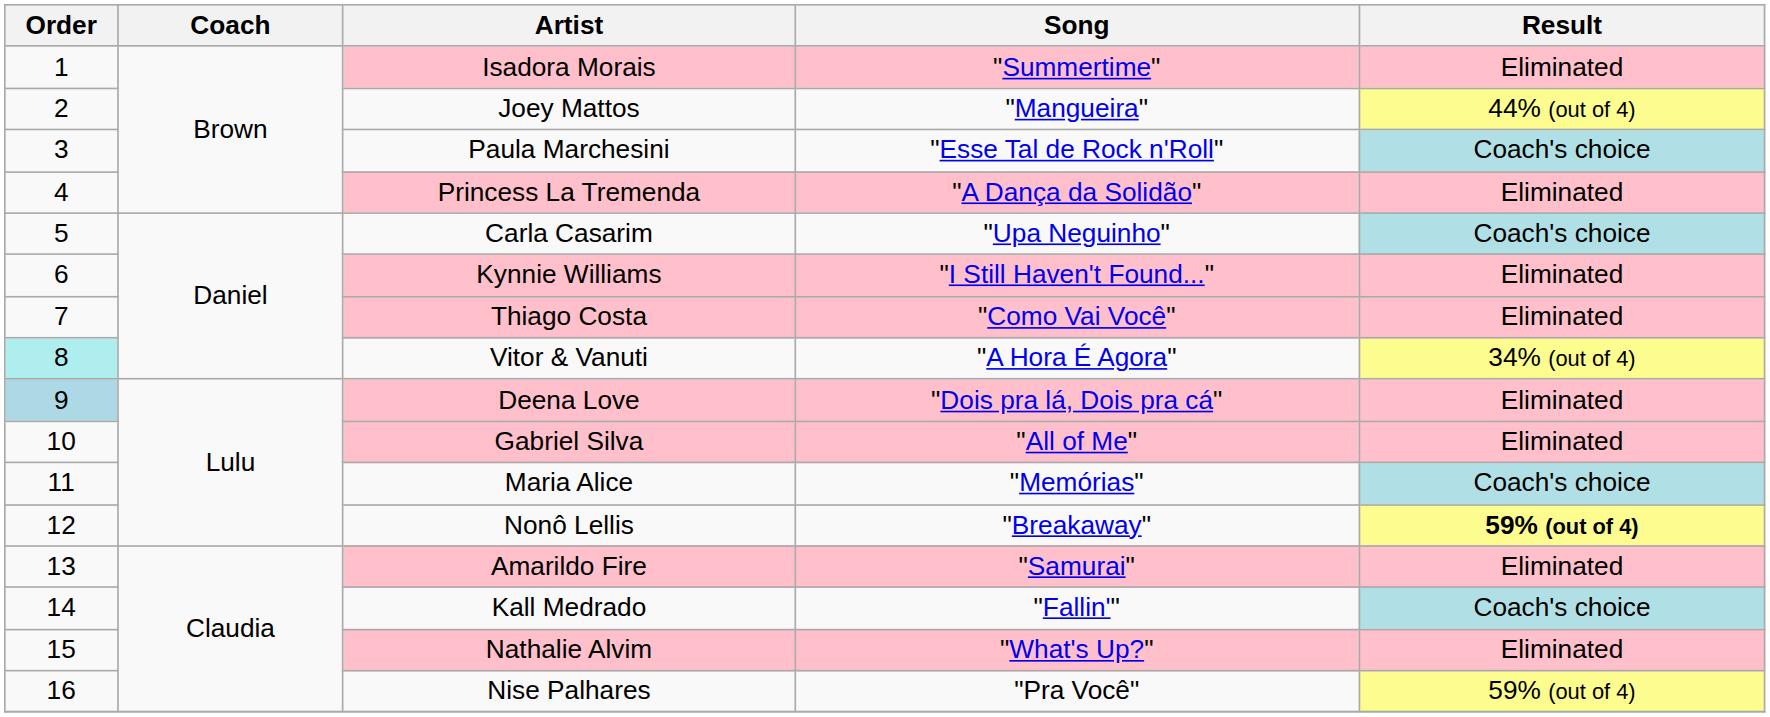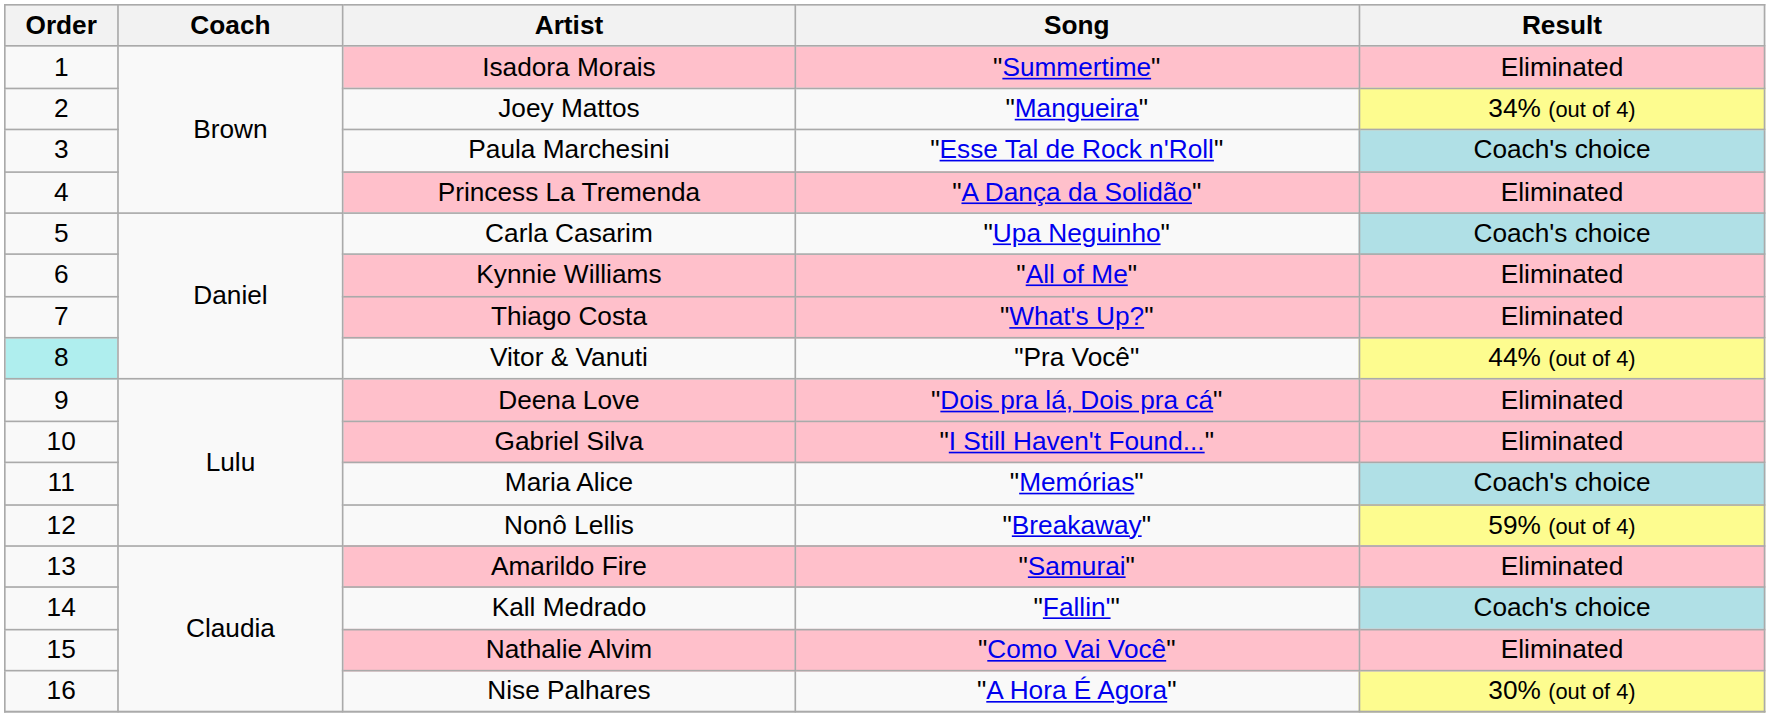(1562, 108) 44% (out of 4) -> (1562, 108) 34% (out of 4)
(1077, 274) "I Still Haven't Found..." -> (1077, 274) "All of Me"
(1077, 316) "Como Vai Você" -> (1077, 316) "What's Up?"
(1077, 358) "A Hora É Agora" -> (1077, 358) "Pra Você"
(1562, 358) 34% (out of 4) -> (1562, 358) 44% (out of 4)
(61, 399) lightblue background -> (61, 399) no background
(1077, 441) "All of Me" -> (1077, 441) "I Still Haven't Found..."
(1562, 524) bold -> (1562, 524) normal
(1077, 649) "What's Up?" -> (1077, 649) "Como Vai Você"
(1077, 691) "Pra Você" -> (1077, 691) "A Hora É Agora"
(1562, 691) 59% (out of 4) -> (1562, 691) 30% (out of 4)
